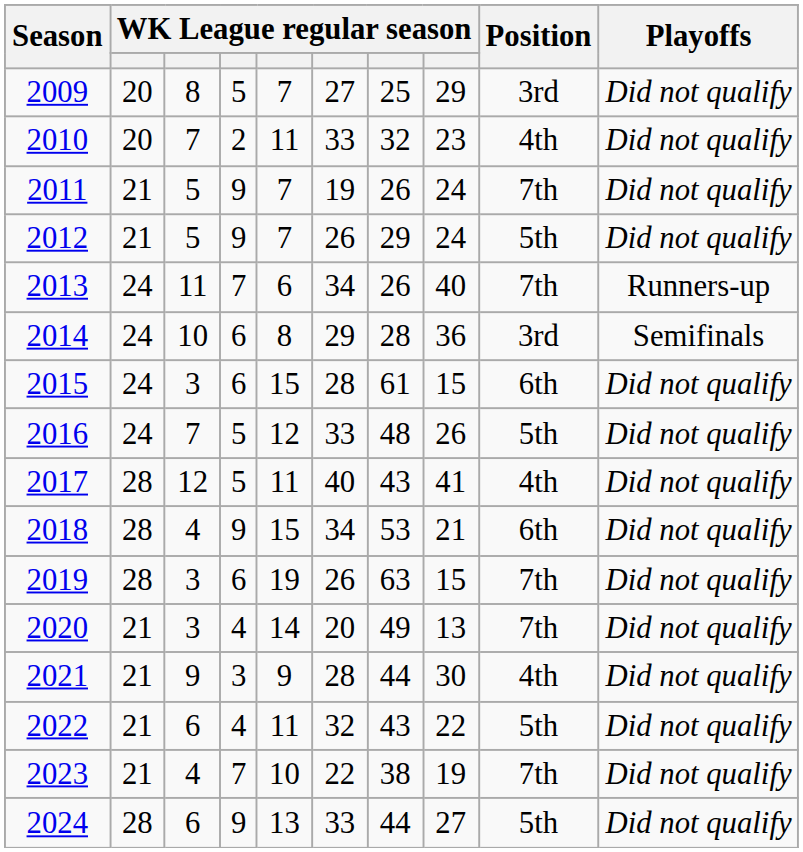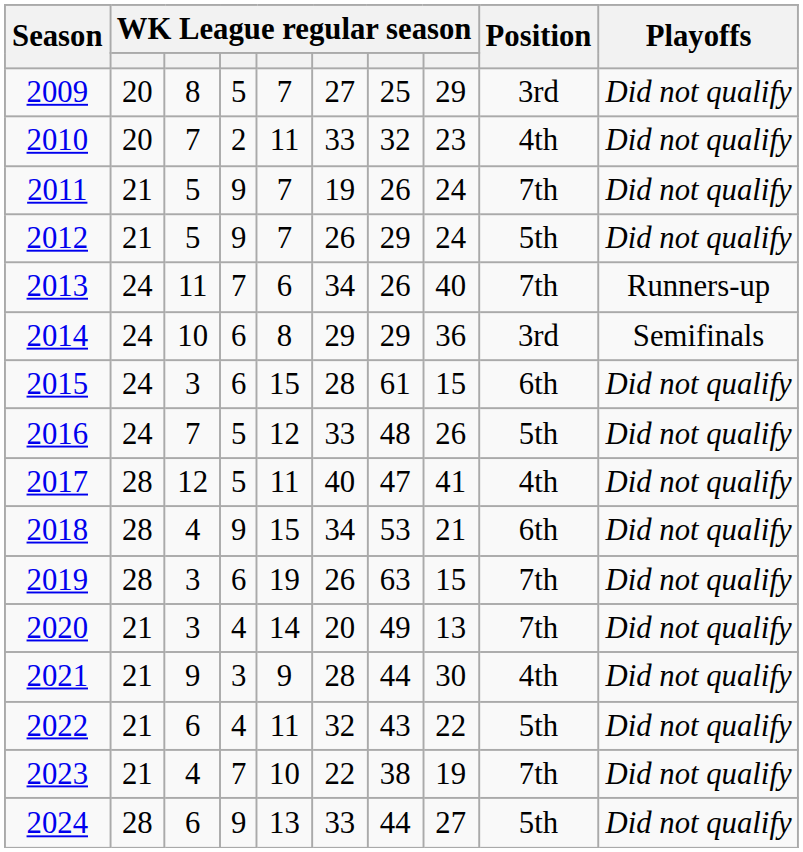(395, 335) 28 -> (395, 335) 29
(395, 481) 43 -> (395, 481) 47
